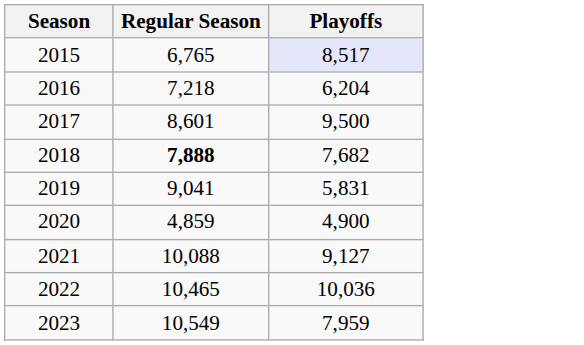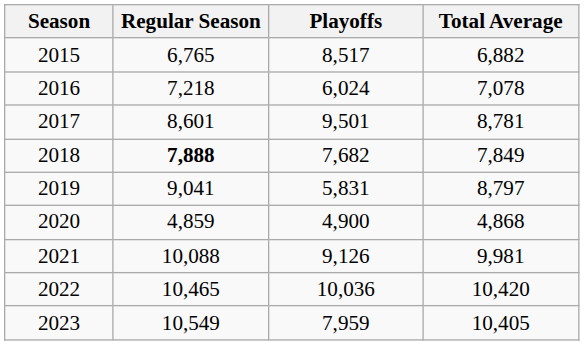+ column: (501, 21)
(346, 54) lavender background -> (346, 54) no background
(346, 88) 6,204 -> (346, 88) 6,024
(346, 121) 9,500 -> (346, 121) 9,501
(346, 255) 9,127 -> (346, 255) 9,126
